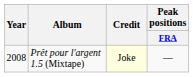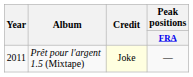(16, 58) 2008 -> (16, 58) 2011
